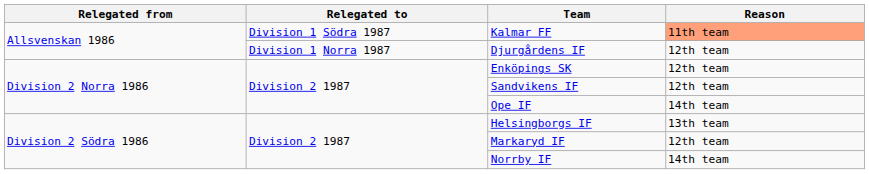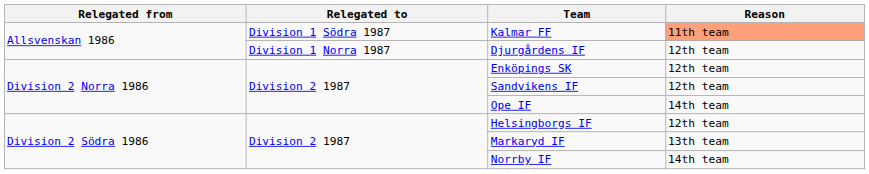(698, 123) 13th team -> (698, 123) 12th team
(698, 141) 12th team -> (698, 141) 13th team
